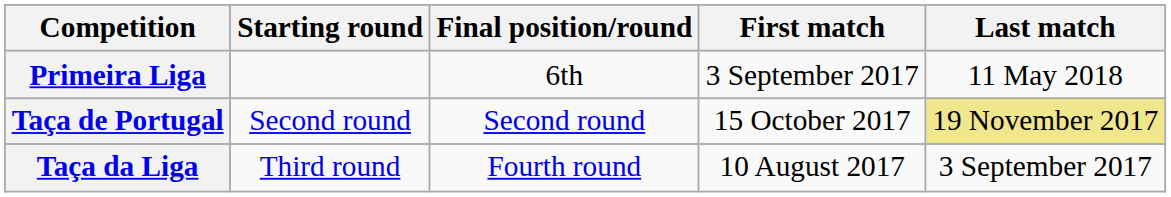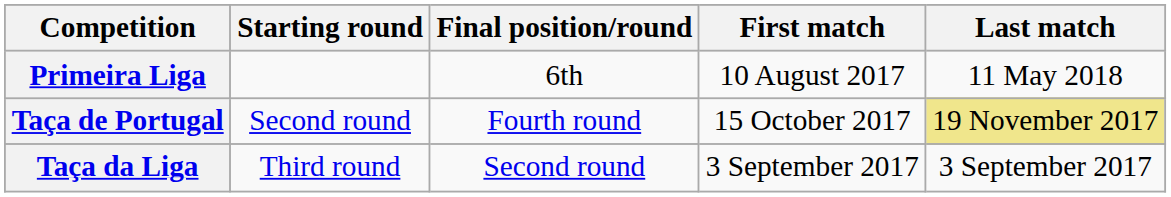(812, 74) 3 September 2017 -> (812, 74) 10 August 2017
(564, 120) Second round -> (564, 120) Fourth round
(564, 167) Fourth round -> (564, 167) Second round
(812, 167) 10 August 2017 -> (812, 167) 3 September 2017
